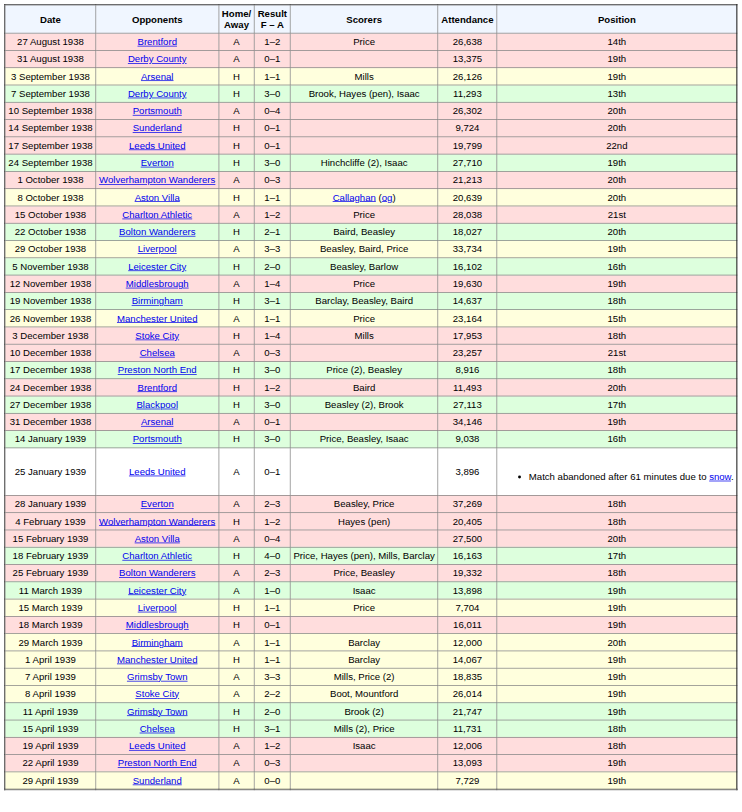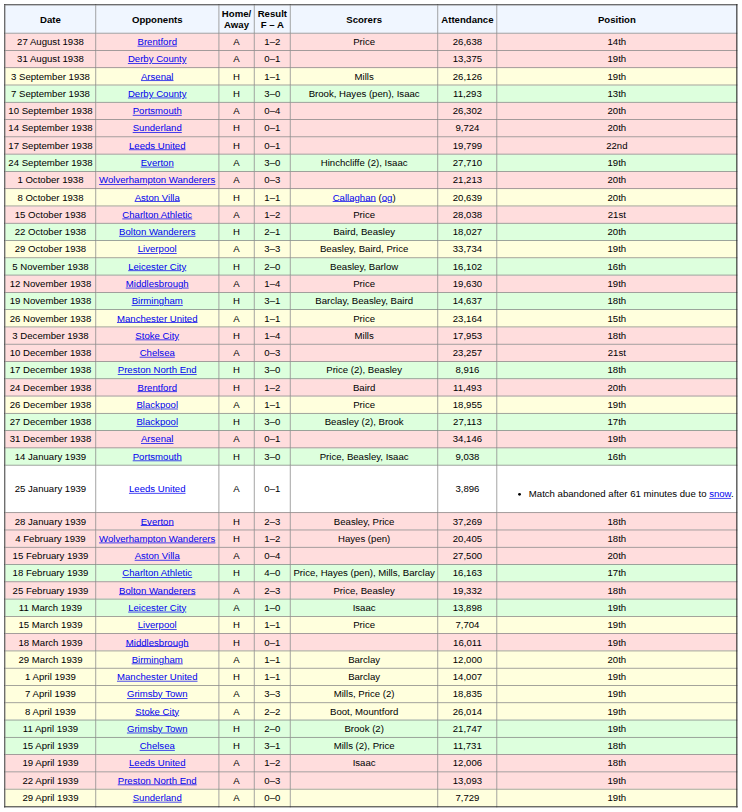(237, 163) H -> (237, 163) A
+ row: (50, 405)
(237, 504) A -> (237, 521) H
(467, 659) 14,067 -> (467, 677) 14,007
